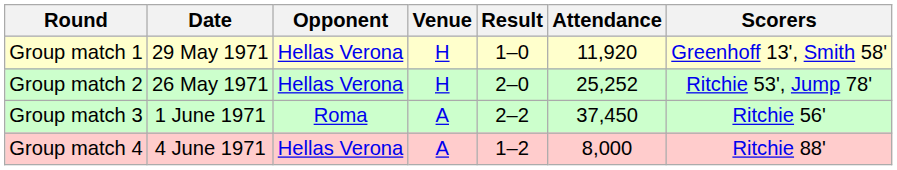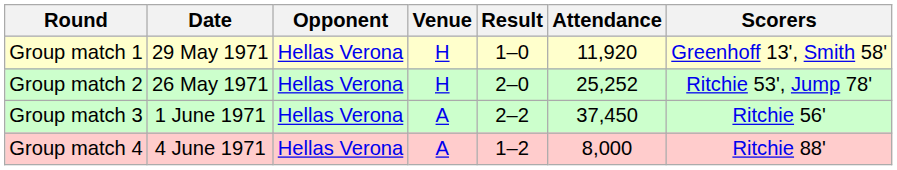(341, 116) Roma -> (341, 116) Hellas Verona
